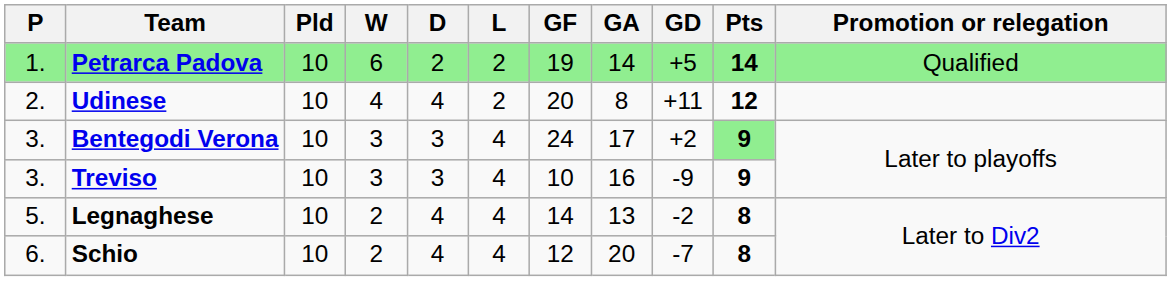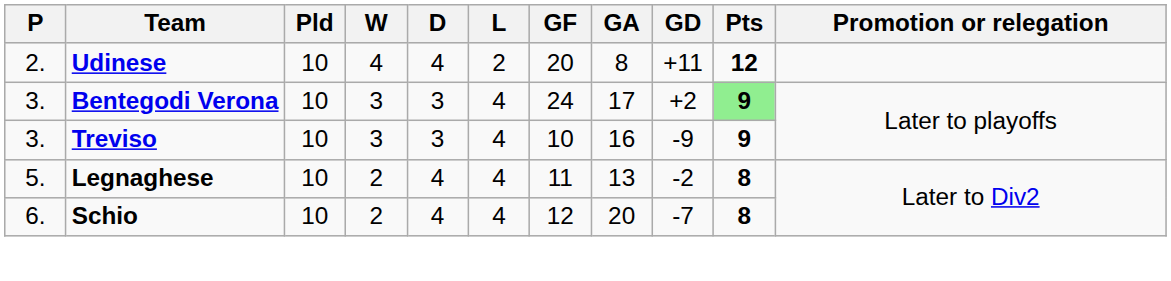- row: (167, 62)
(560, 216) 14 -> (560, 178) 11
